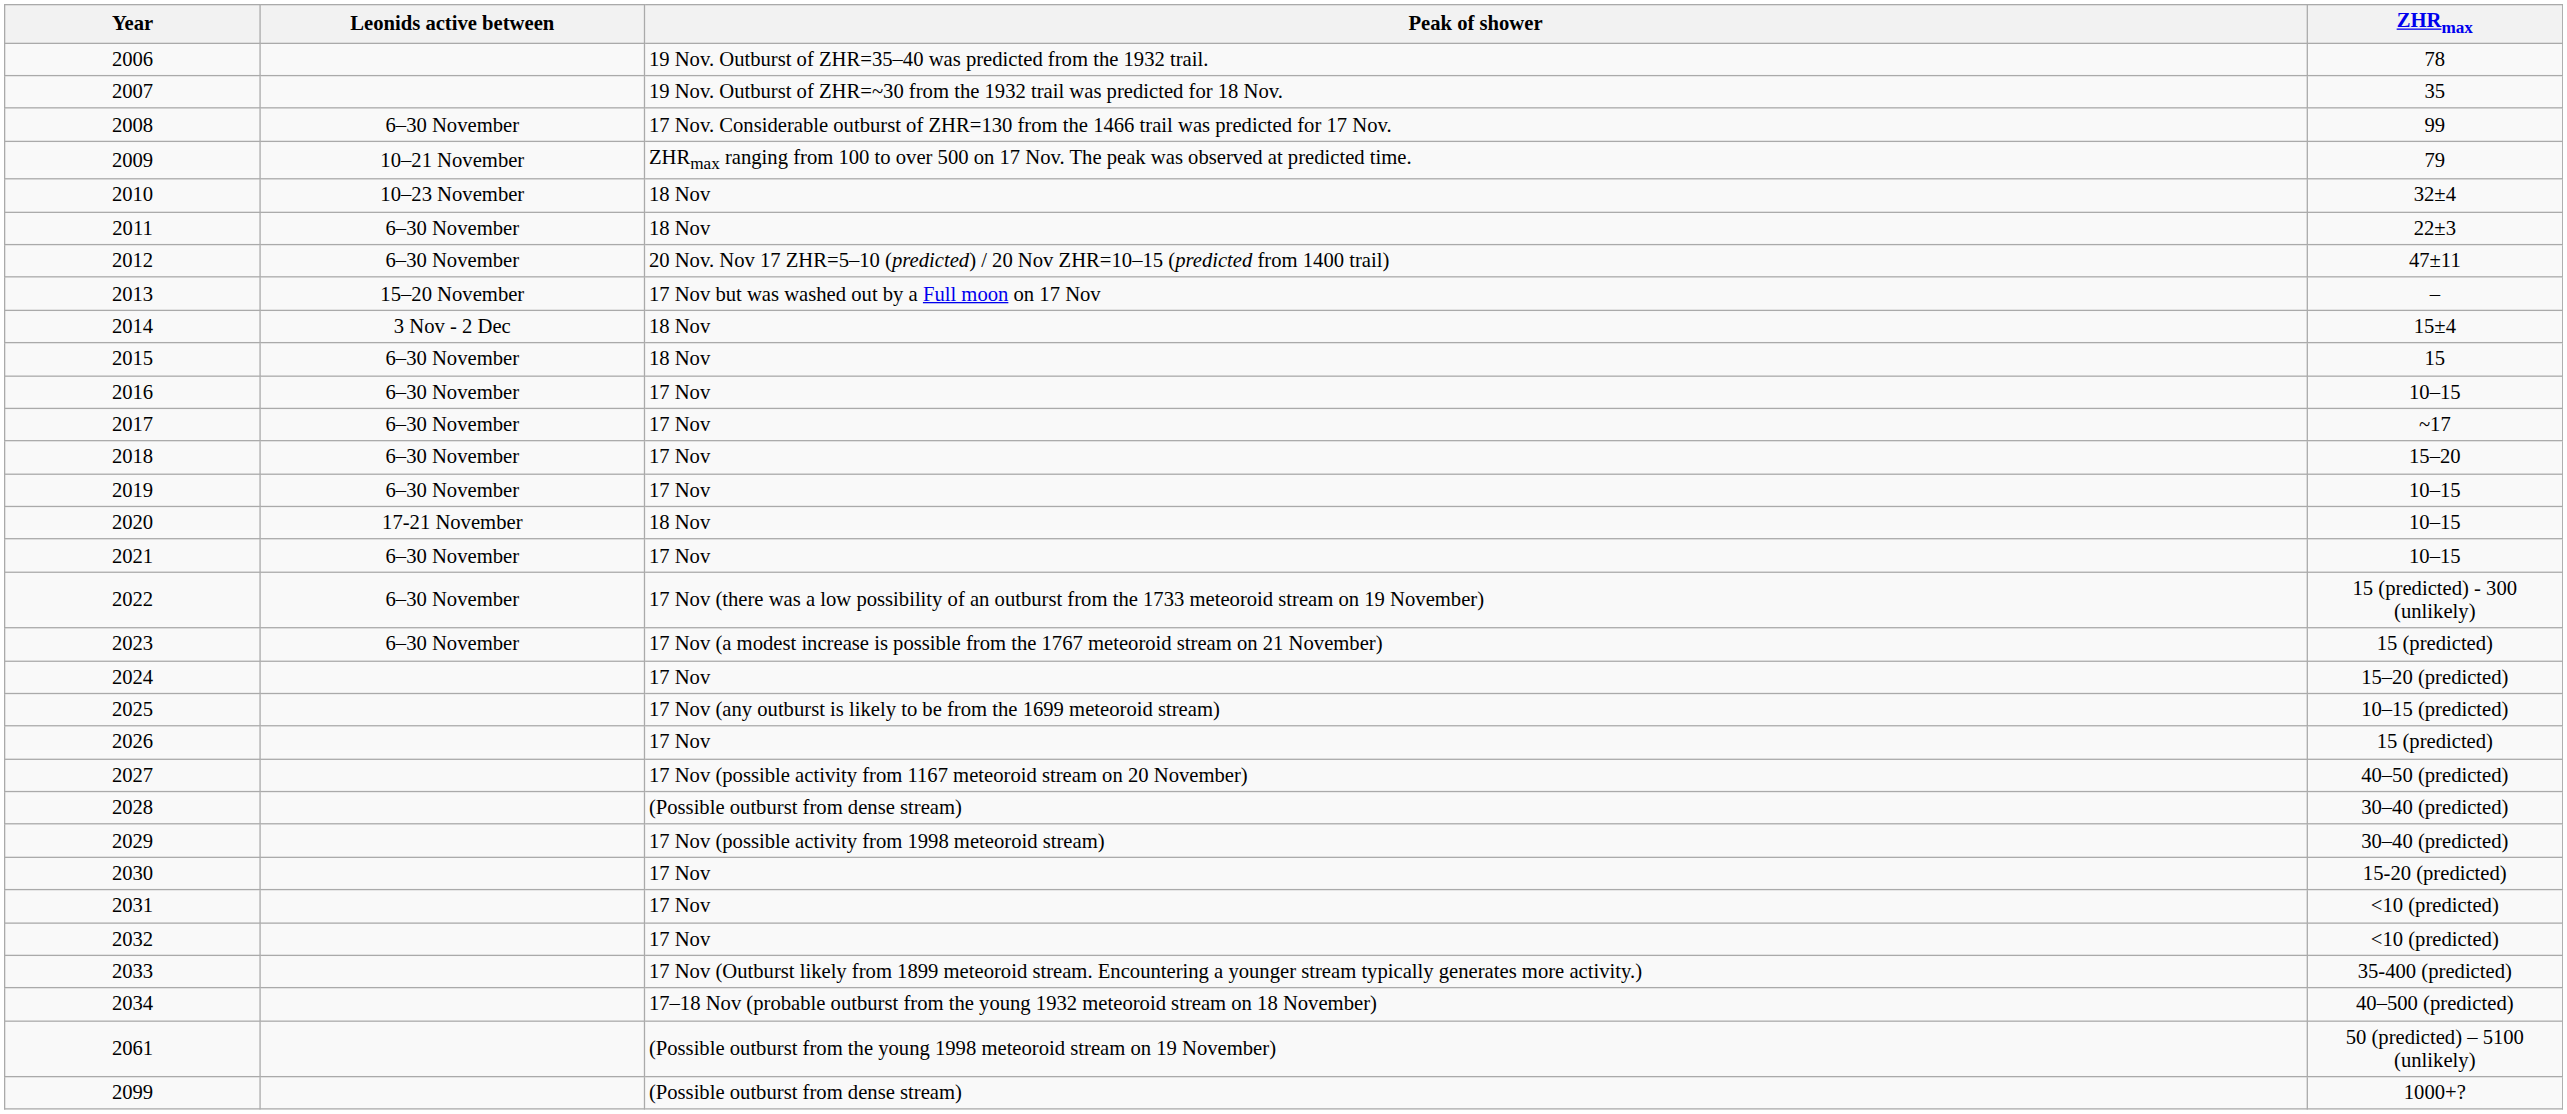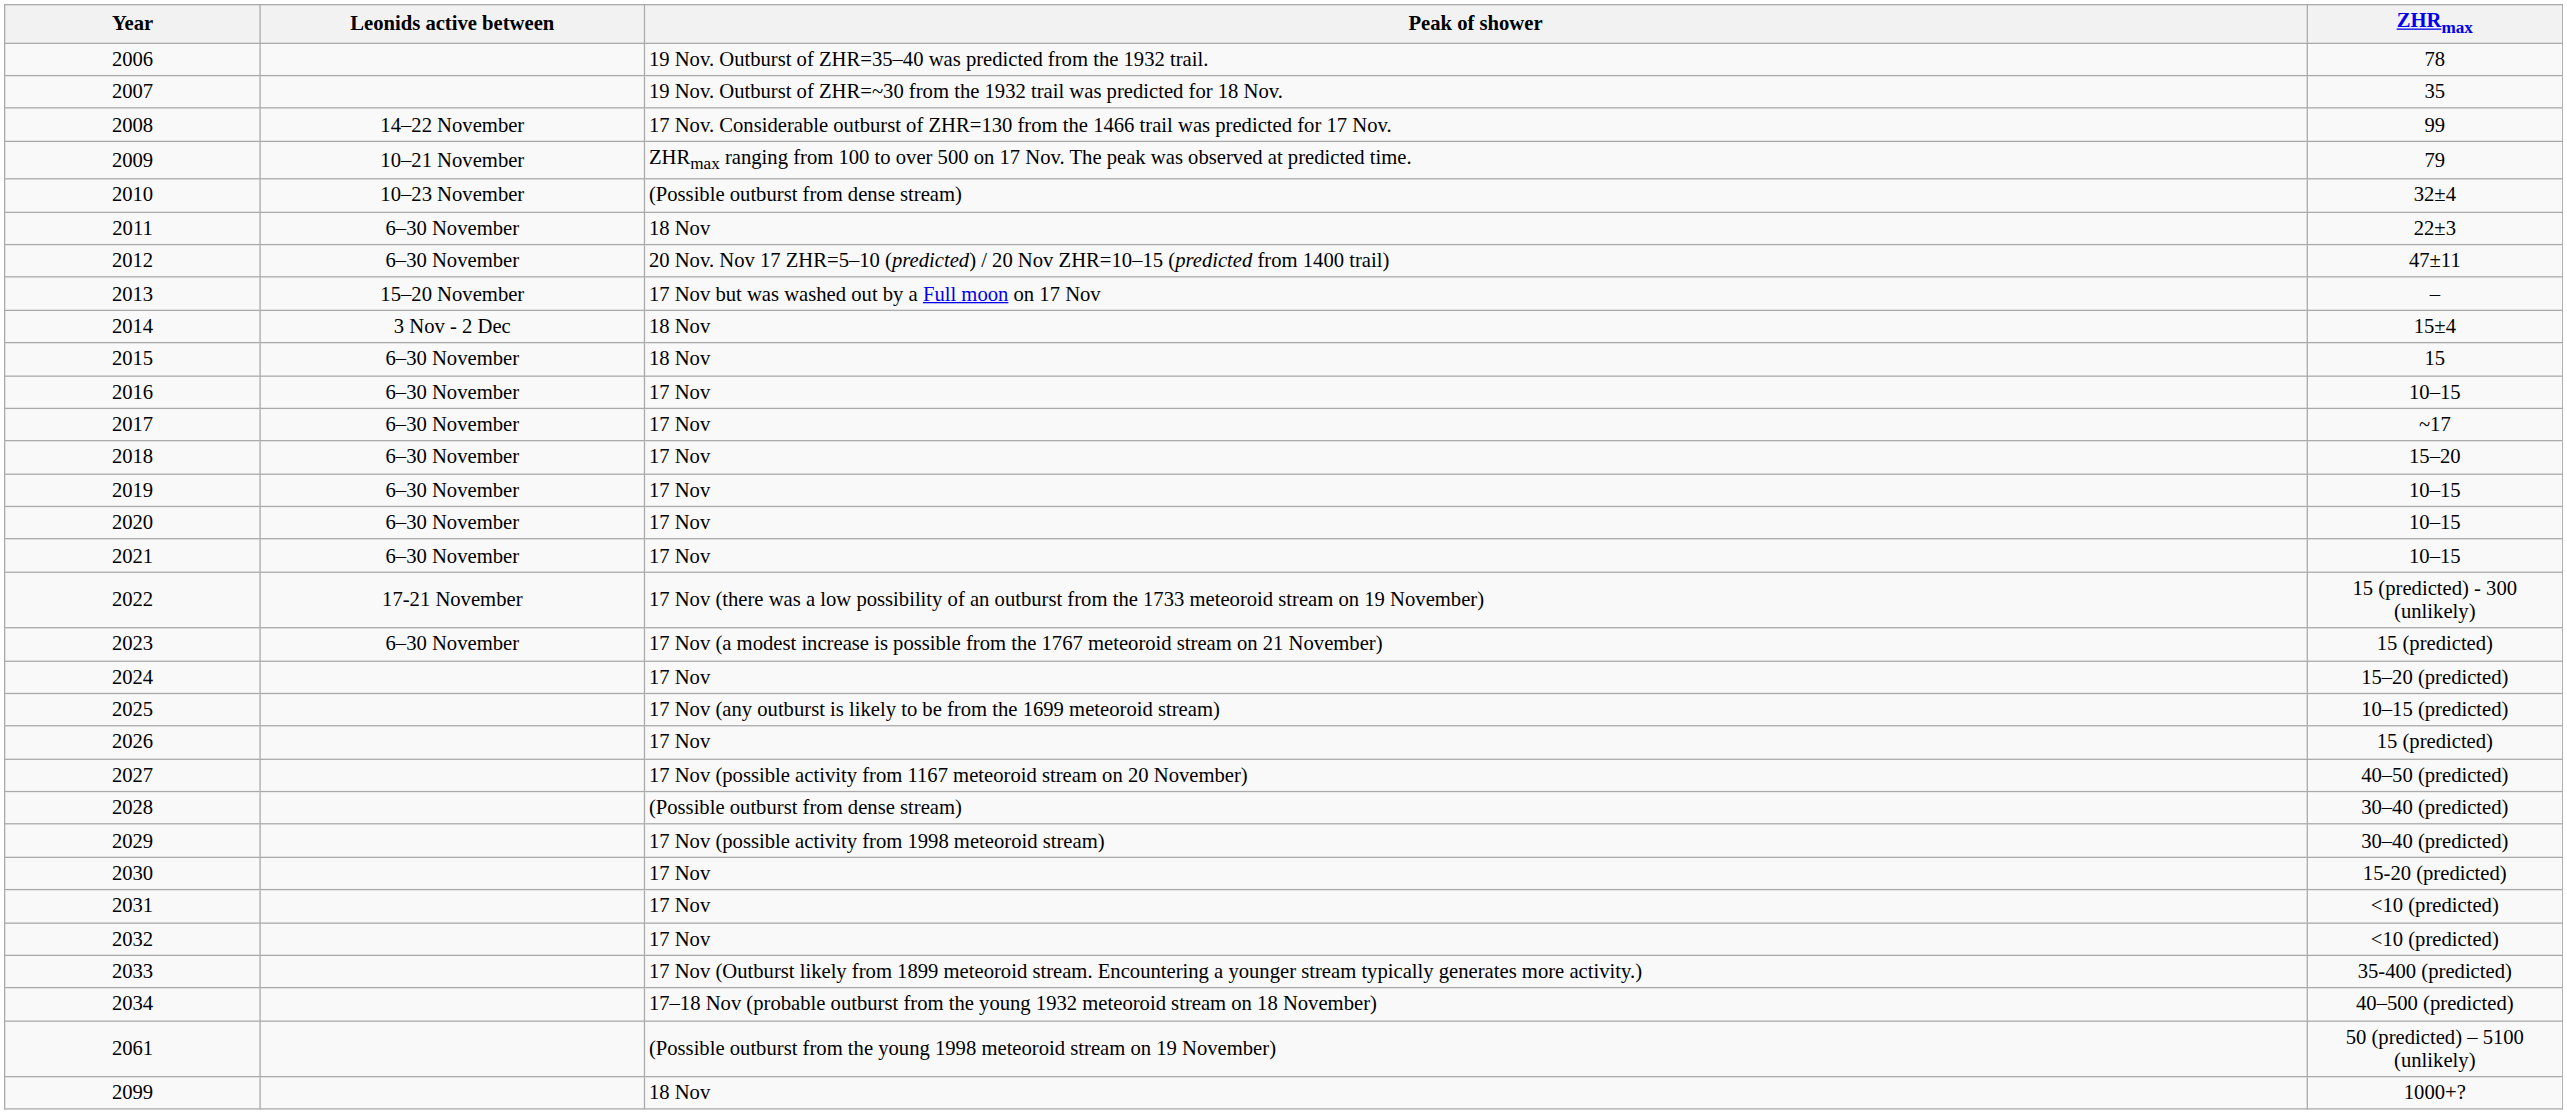(452, 124) 6–30 November -> (452, 124) 14–22 November
(680, 195) 18 Nov -> (805, 195) (Possible outburst from dense stream)
(452, 522) 17-21 November -> (452, 522) 6–30 November
(680, 522) 18 Nov -> (680, 522) 17 Nov
(452, 599) 6–30 November -> (452, 599) 17-21 November
(805, 1092) (Possible outburst from dense stream) -> (680, 1092) 18 Nov
